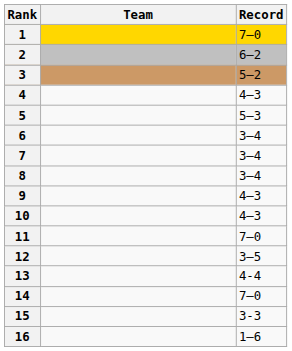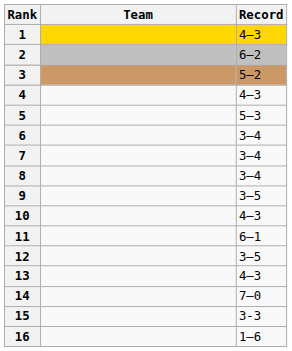(250, 35) 7–0 -> (250, 35) 4–3
(250, 196) 4–3 -> (250, 196) 3–5
(250, 236) 7–0 -> (250, 236) 6–1
(250, 276) 4-4 -> (250, 276) 4–3
